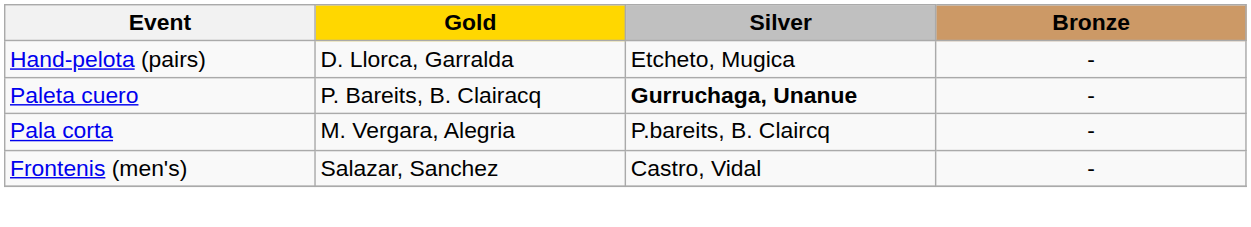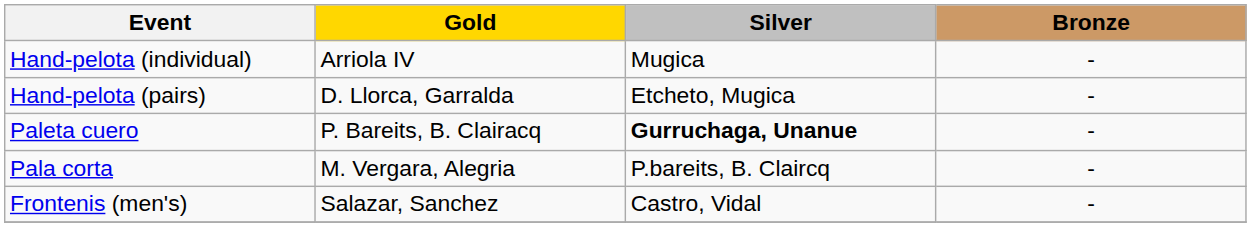+ row: (131, 58)
